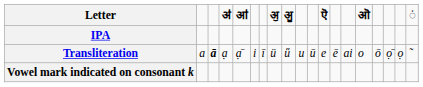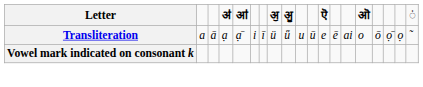- row: (100, 35)
(213, 53) bold -> (213, 35) normal
